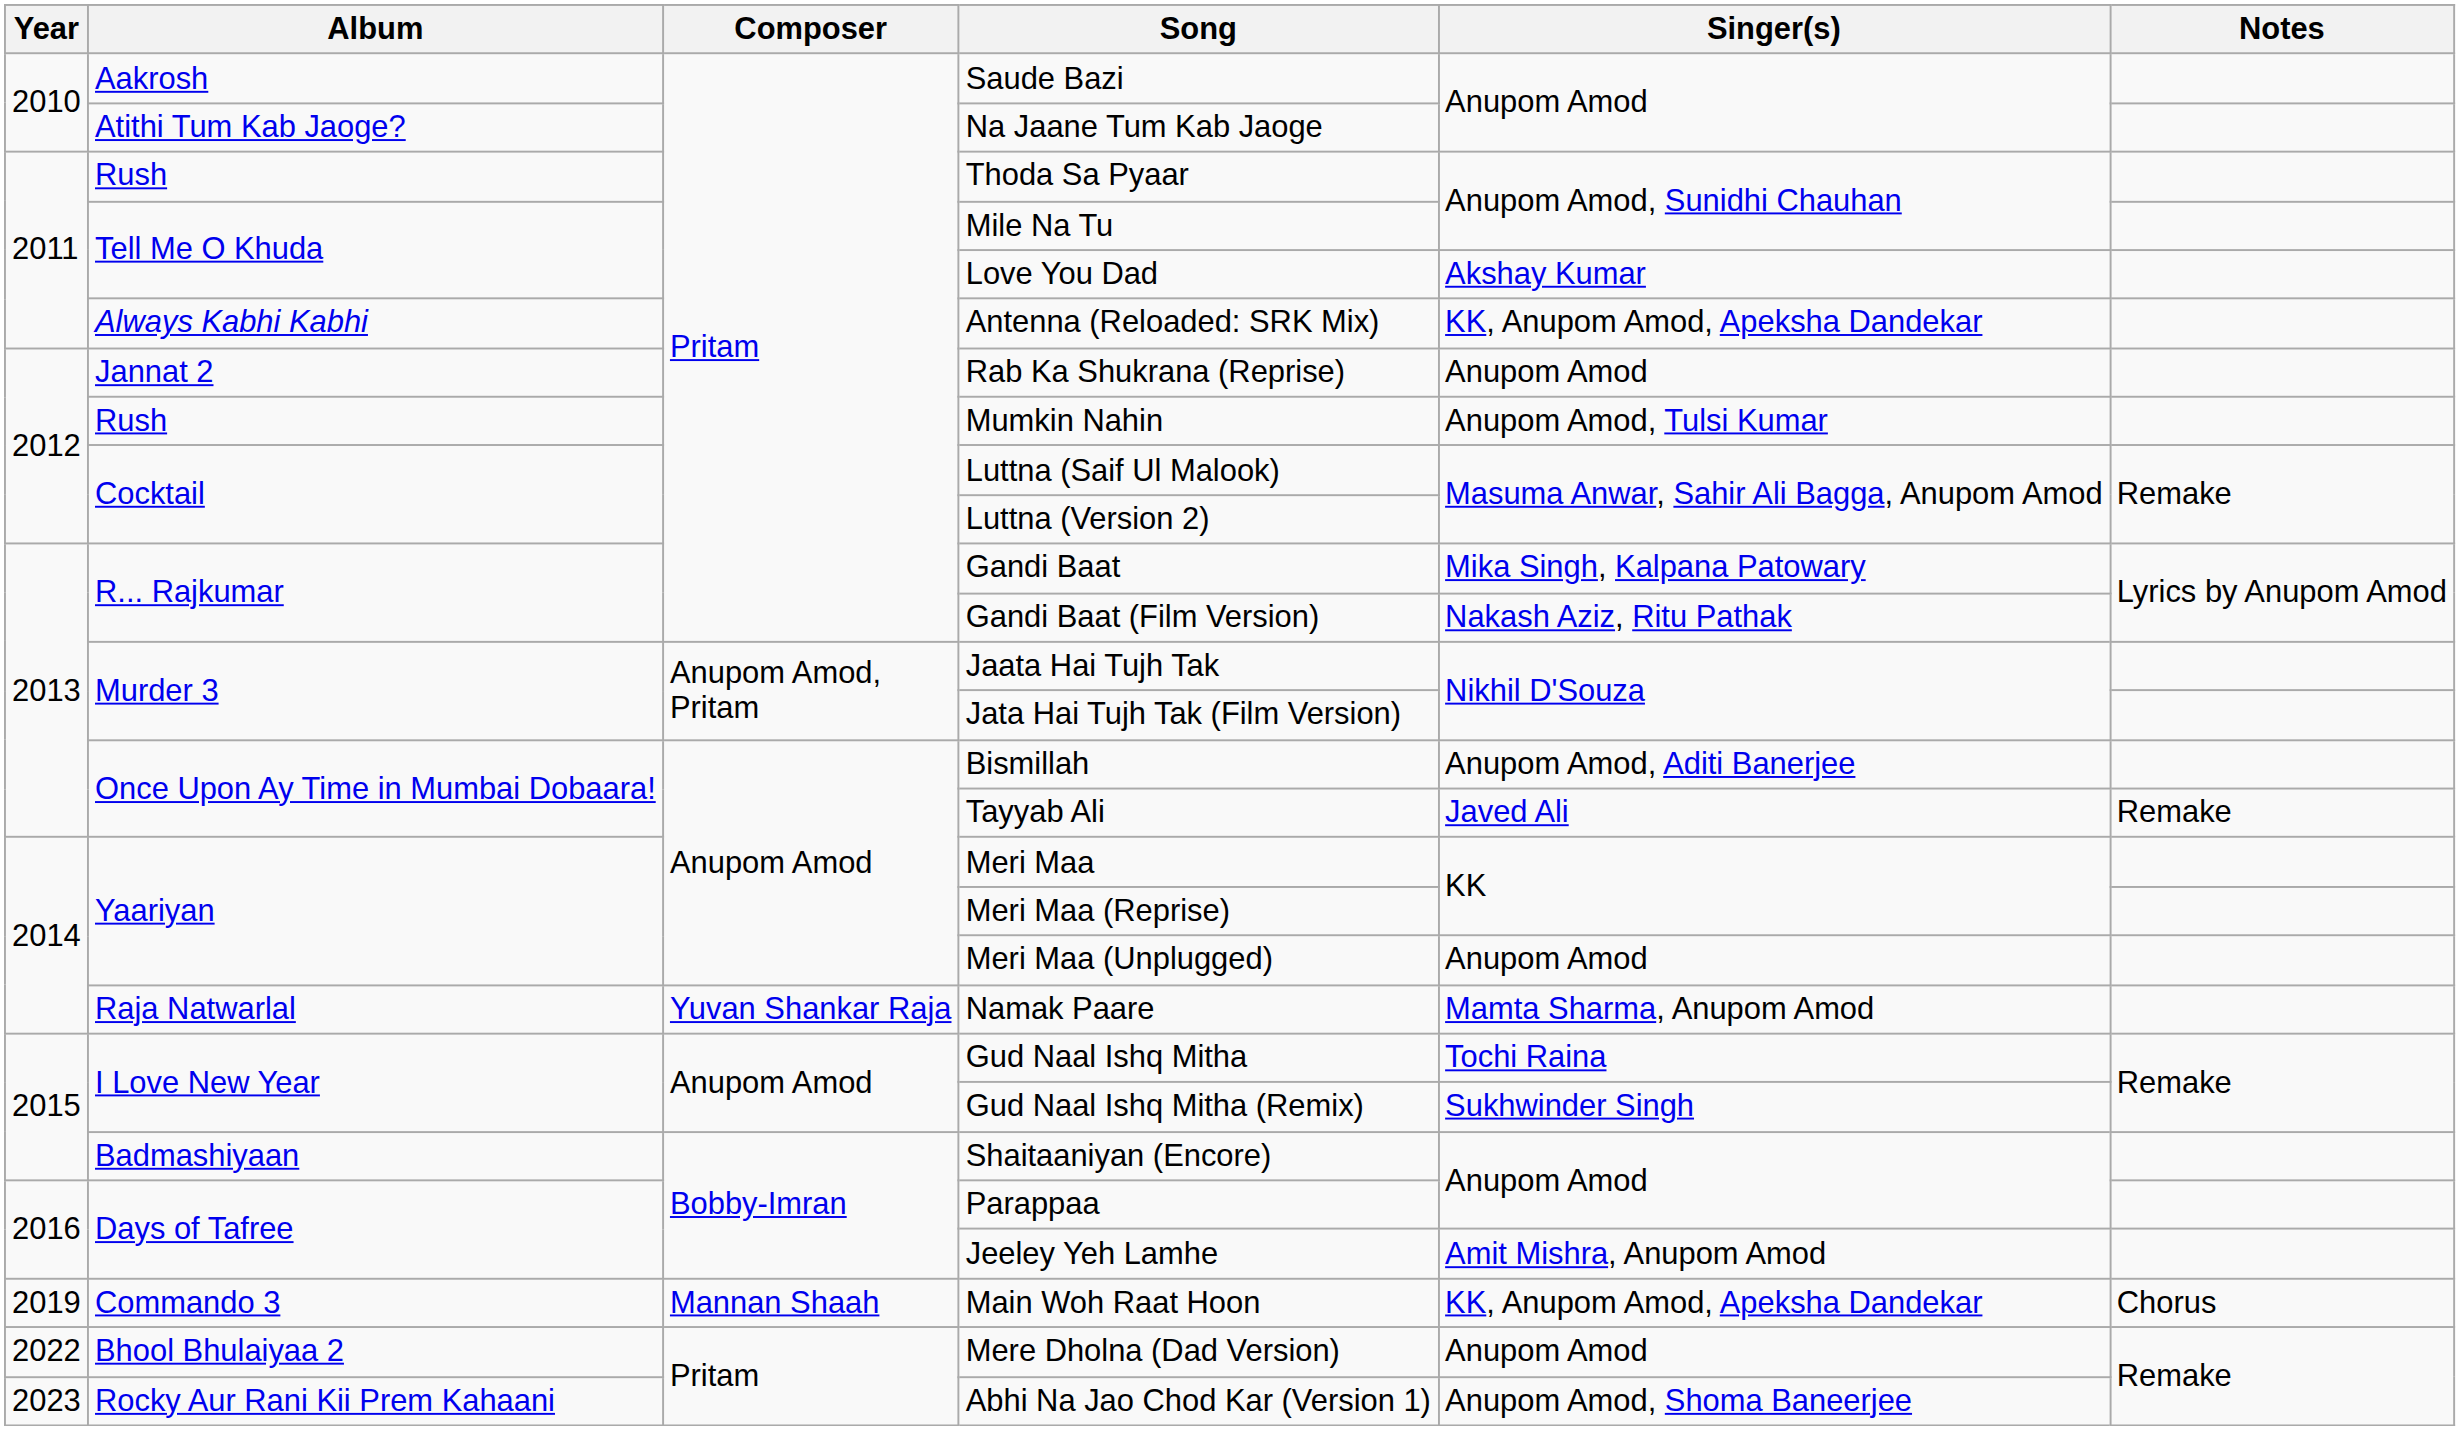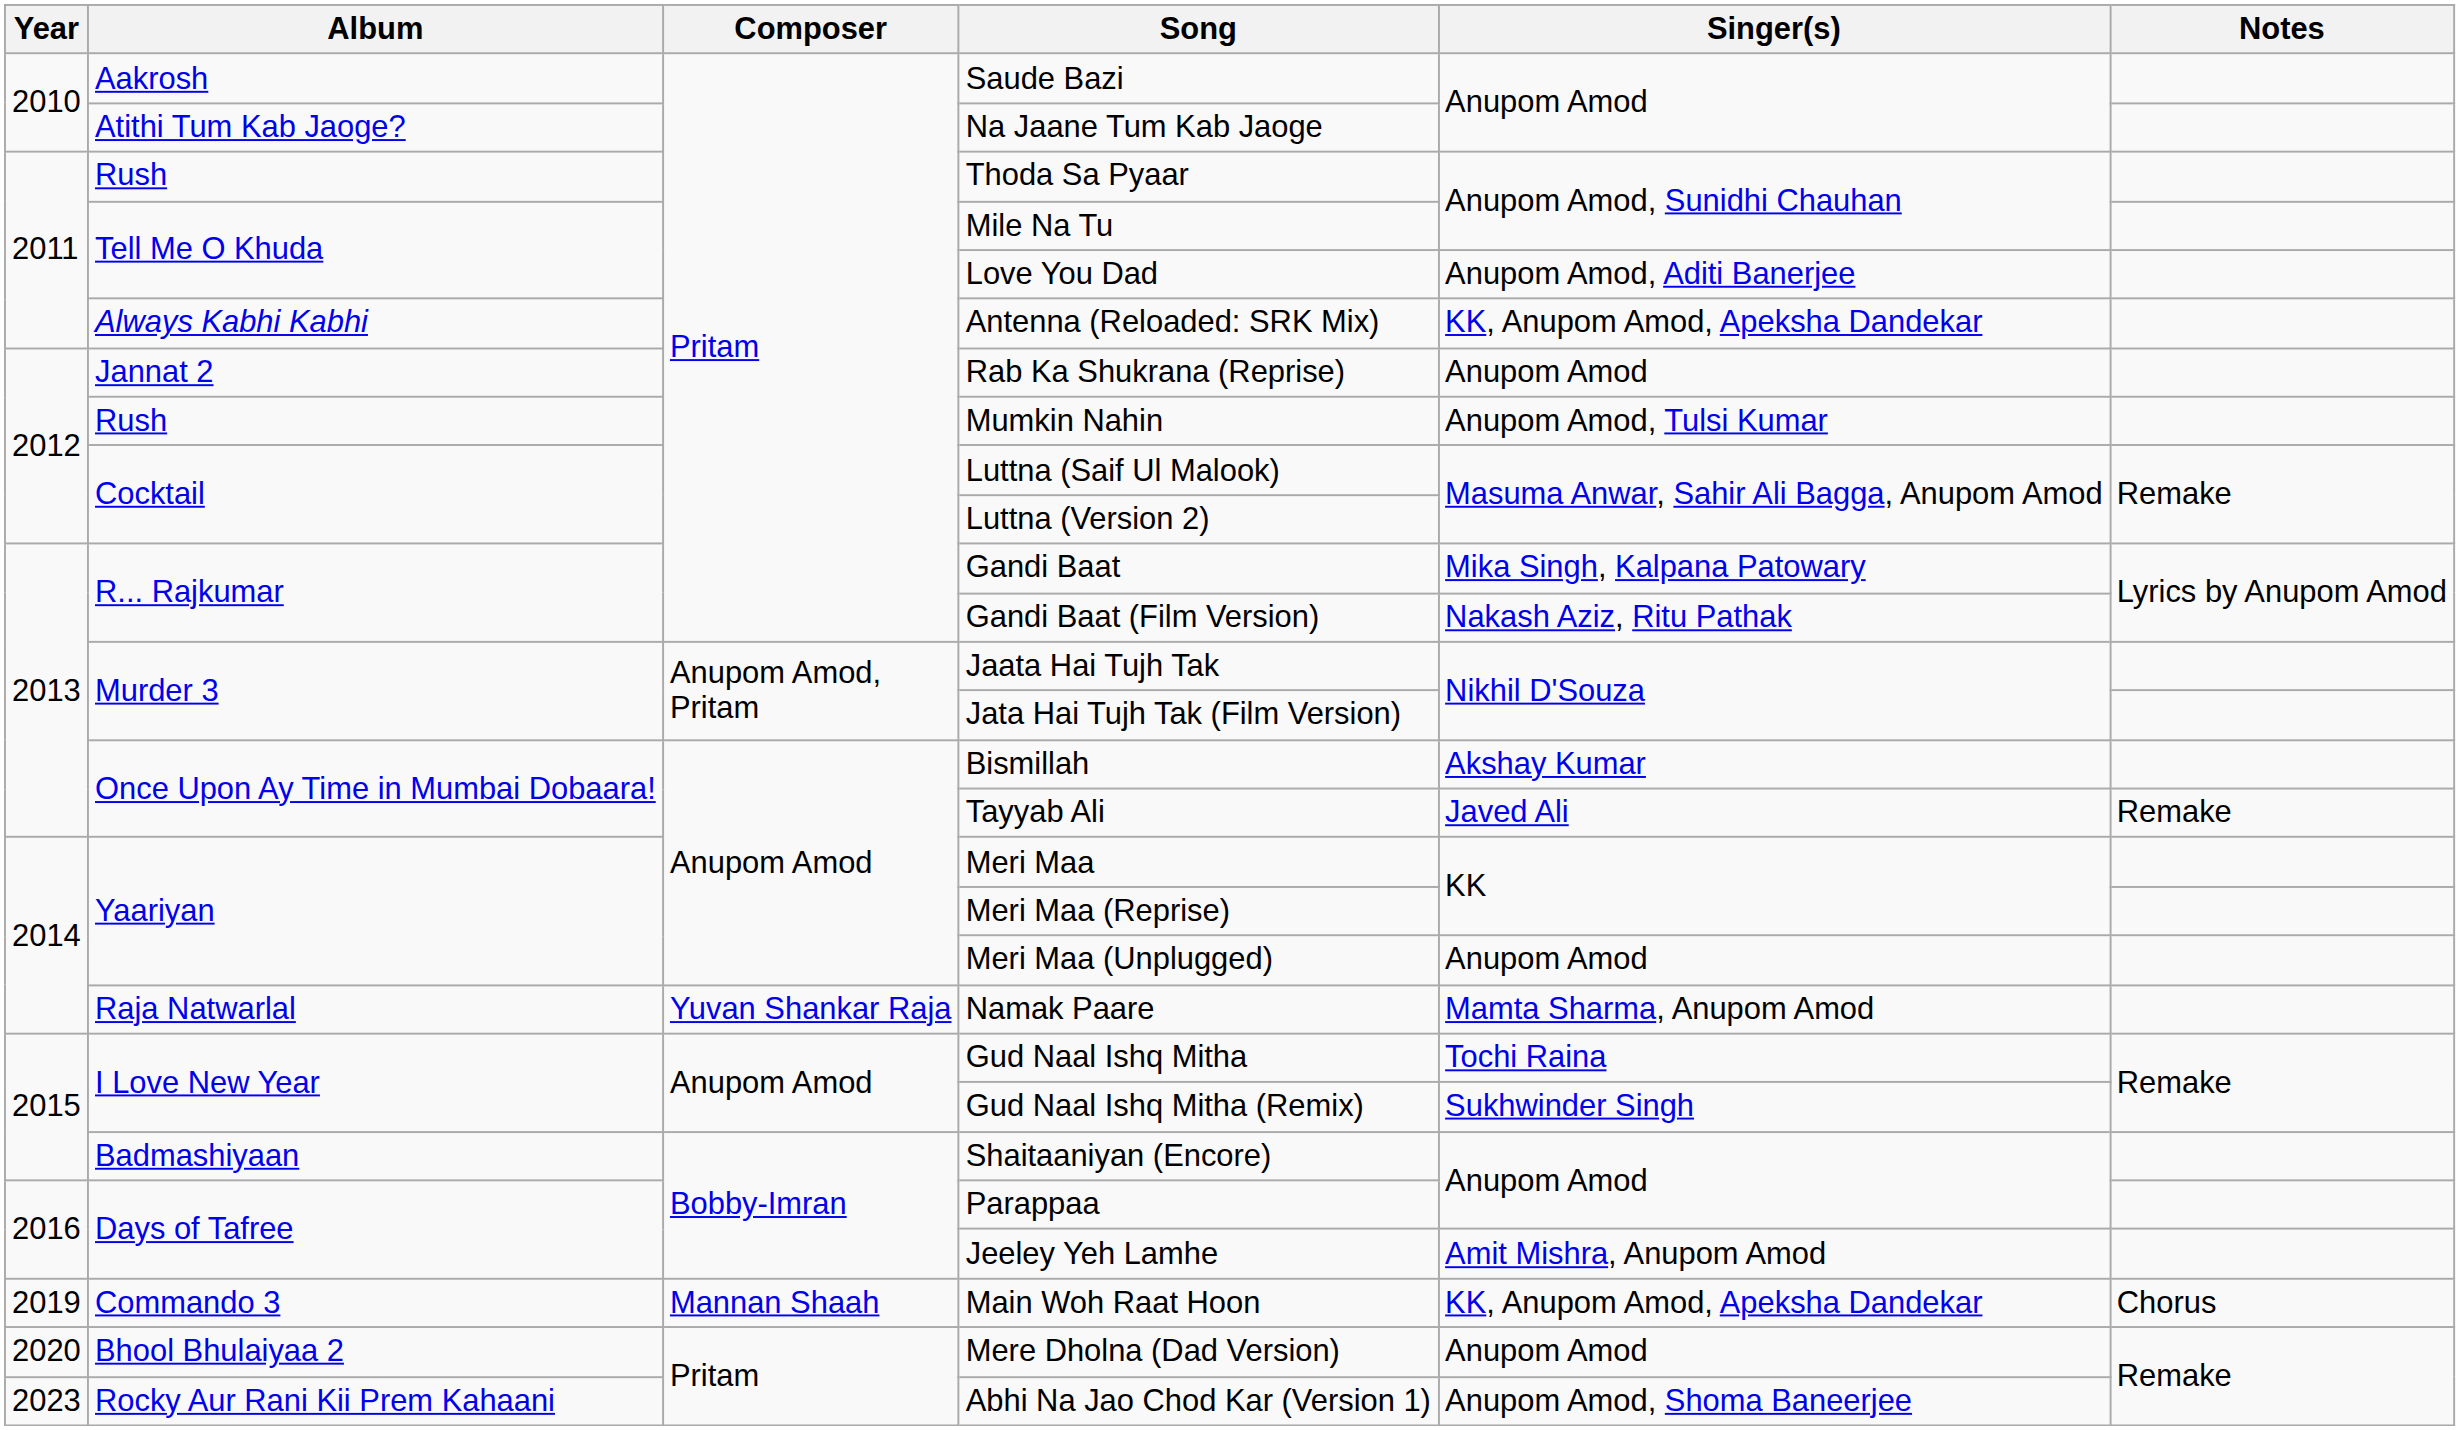(1546, 273) Akshay Kumar -> (1650, 273) Anupom Amod, Aditi Banerjee
(1650, 763) Anupom Amod, Aditi Banerjee -> (1546, 763) Akshay Kumar
(46, 1351) 2022 -> (46, 1351) 2020
